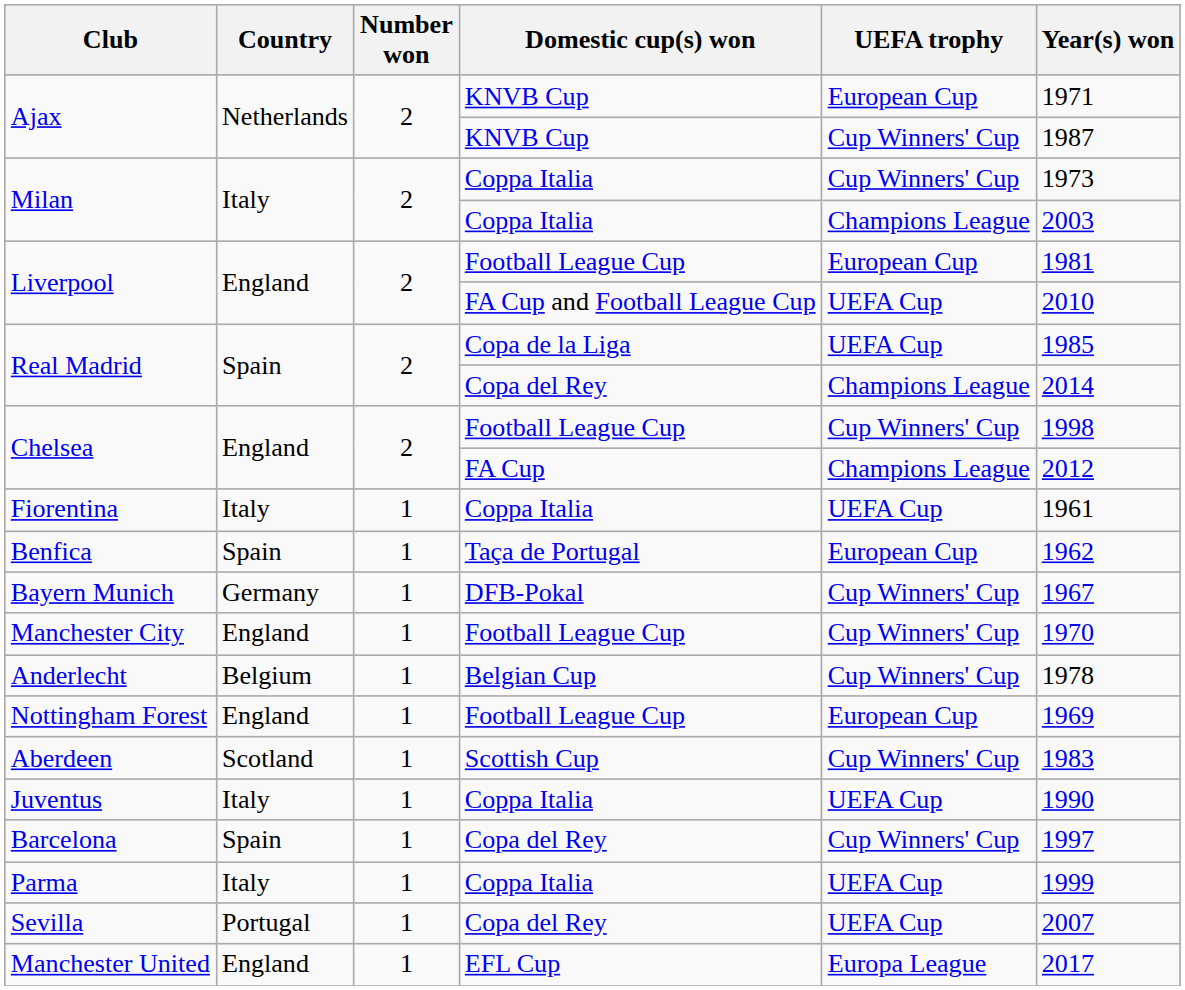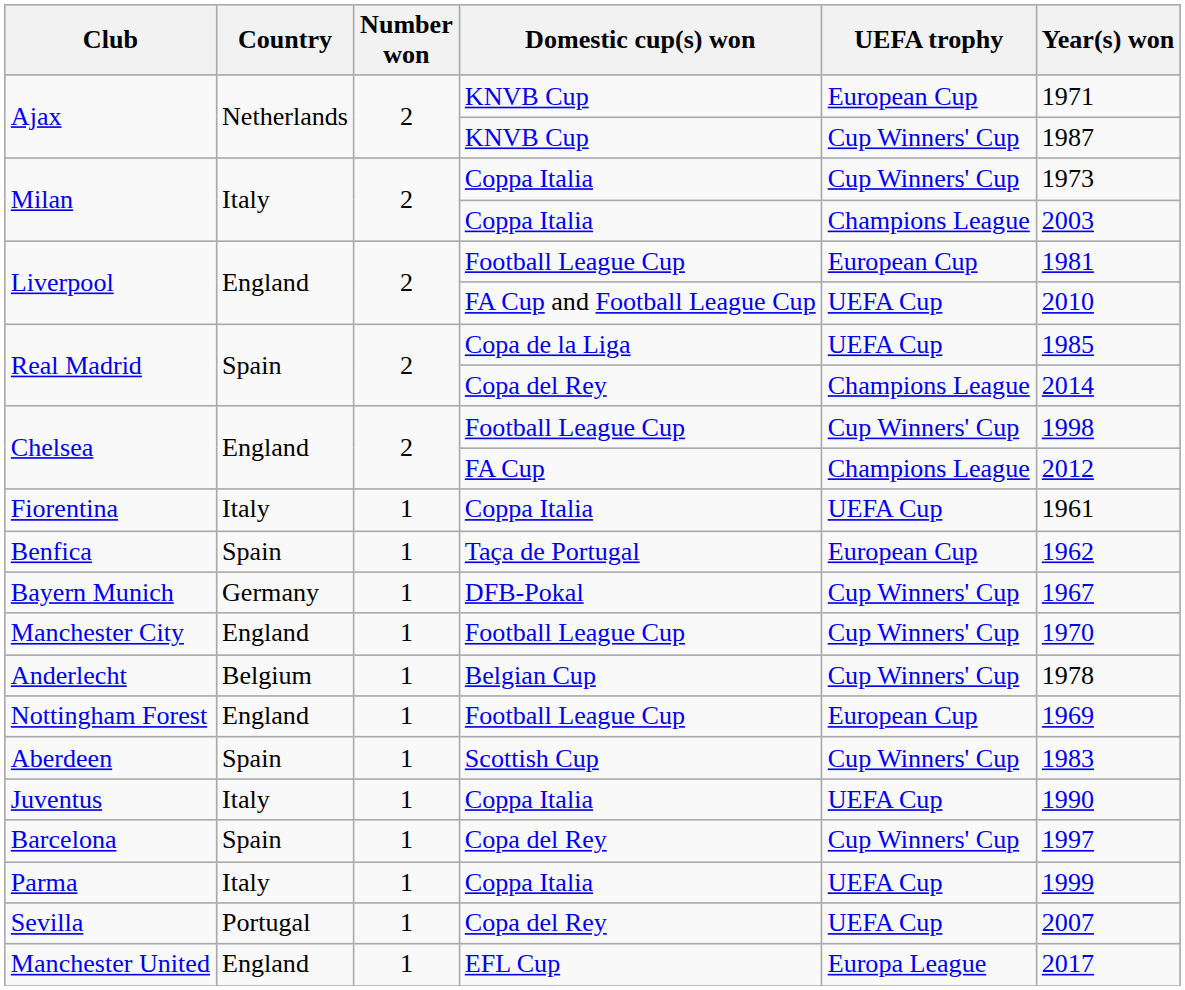(268, 757) Scotland -> (252, 757) Spain
